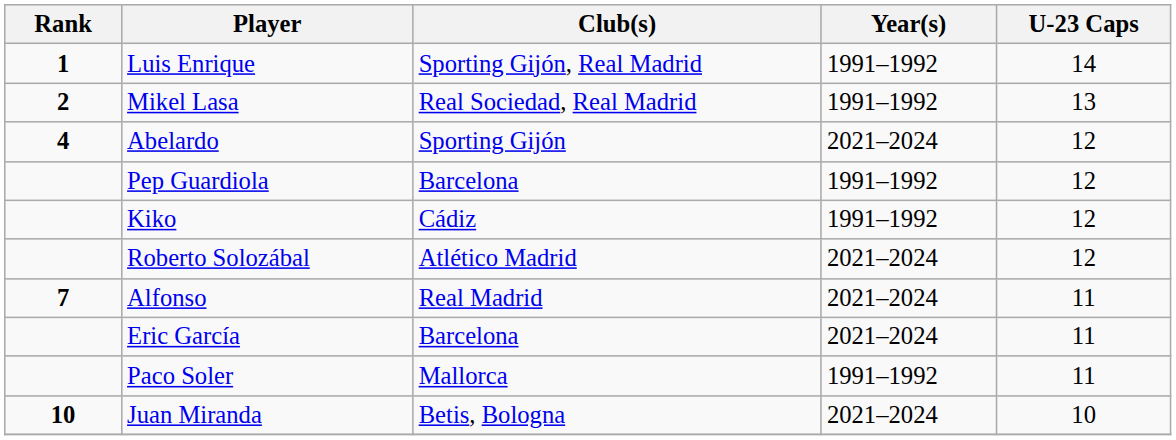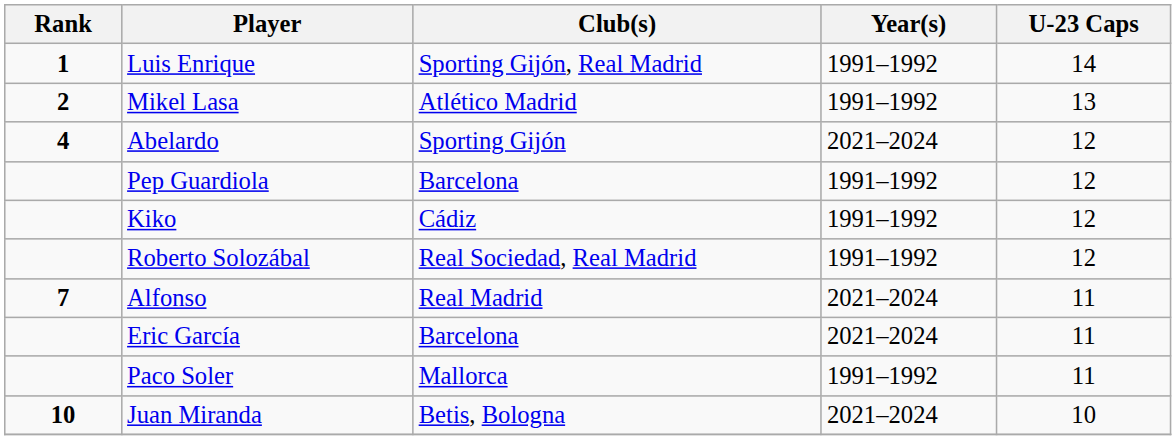(558, 102) Real Sociedad, Real Madrid -> (498, 102) Atlético Madrid
(498, 258) Atlético Madrid -> (558, 258) Real Sociedad, Real Madrid
(882, 258) 2021–2024 -> (882, 258) 1991–1992
